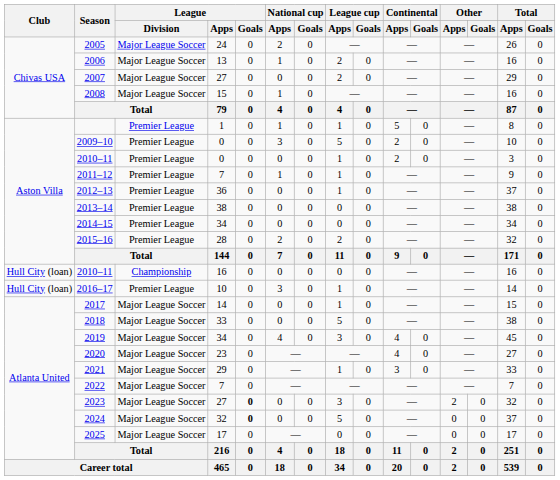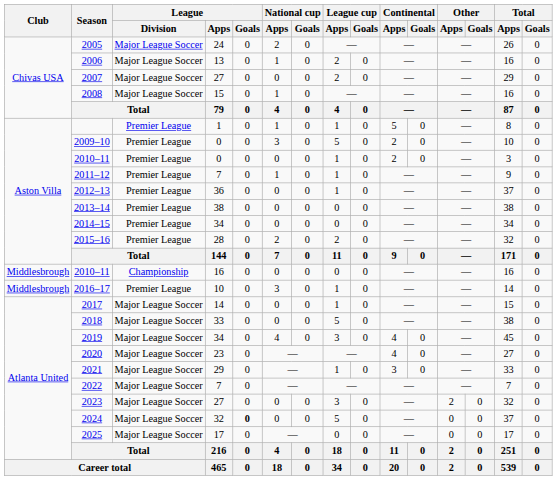(39, 272) Hull City (loan) -> (38, 272) Middlesbrough
(39, 288) Hull City (loan) -> (38, 288) Middlesbrough
(250, 402) bold -> (247, 402) normal
